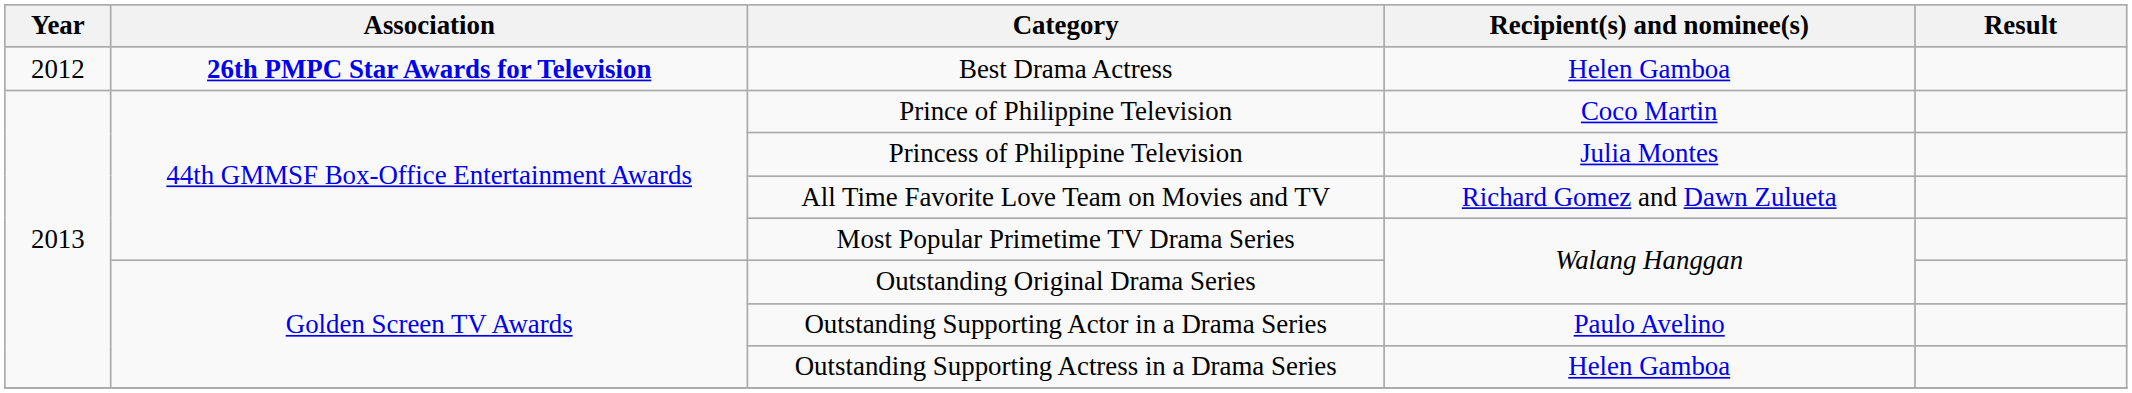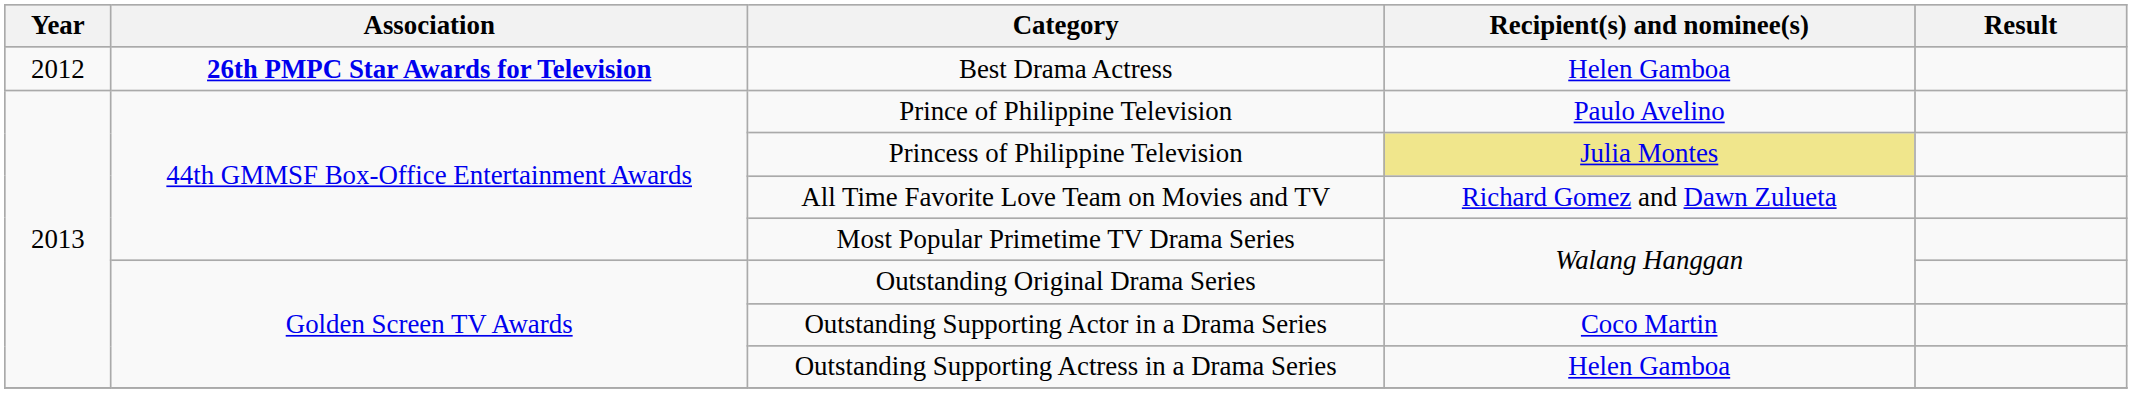(1649, 111) Coco Martin -> (1649, 111) Paulo Avelino
(1649, 153) no background -> (1649, 153) khaki background
(1649, 324) Paulo Avelino -> (1649, 324) Coco Martin
